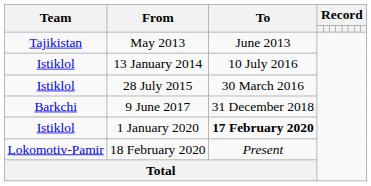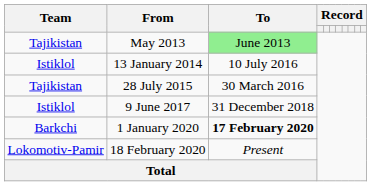(263, 42) no background -> (263, 42) lightgreen background
(56, 85) Istiklol -> (56, 85) Tajikistan
(56, 106) Barkchi -> (56, 106) Istiklol
(56, 127) Istiklol -> (56, 127) Barkchi
